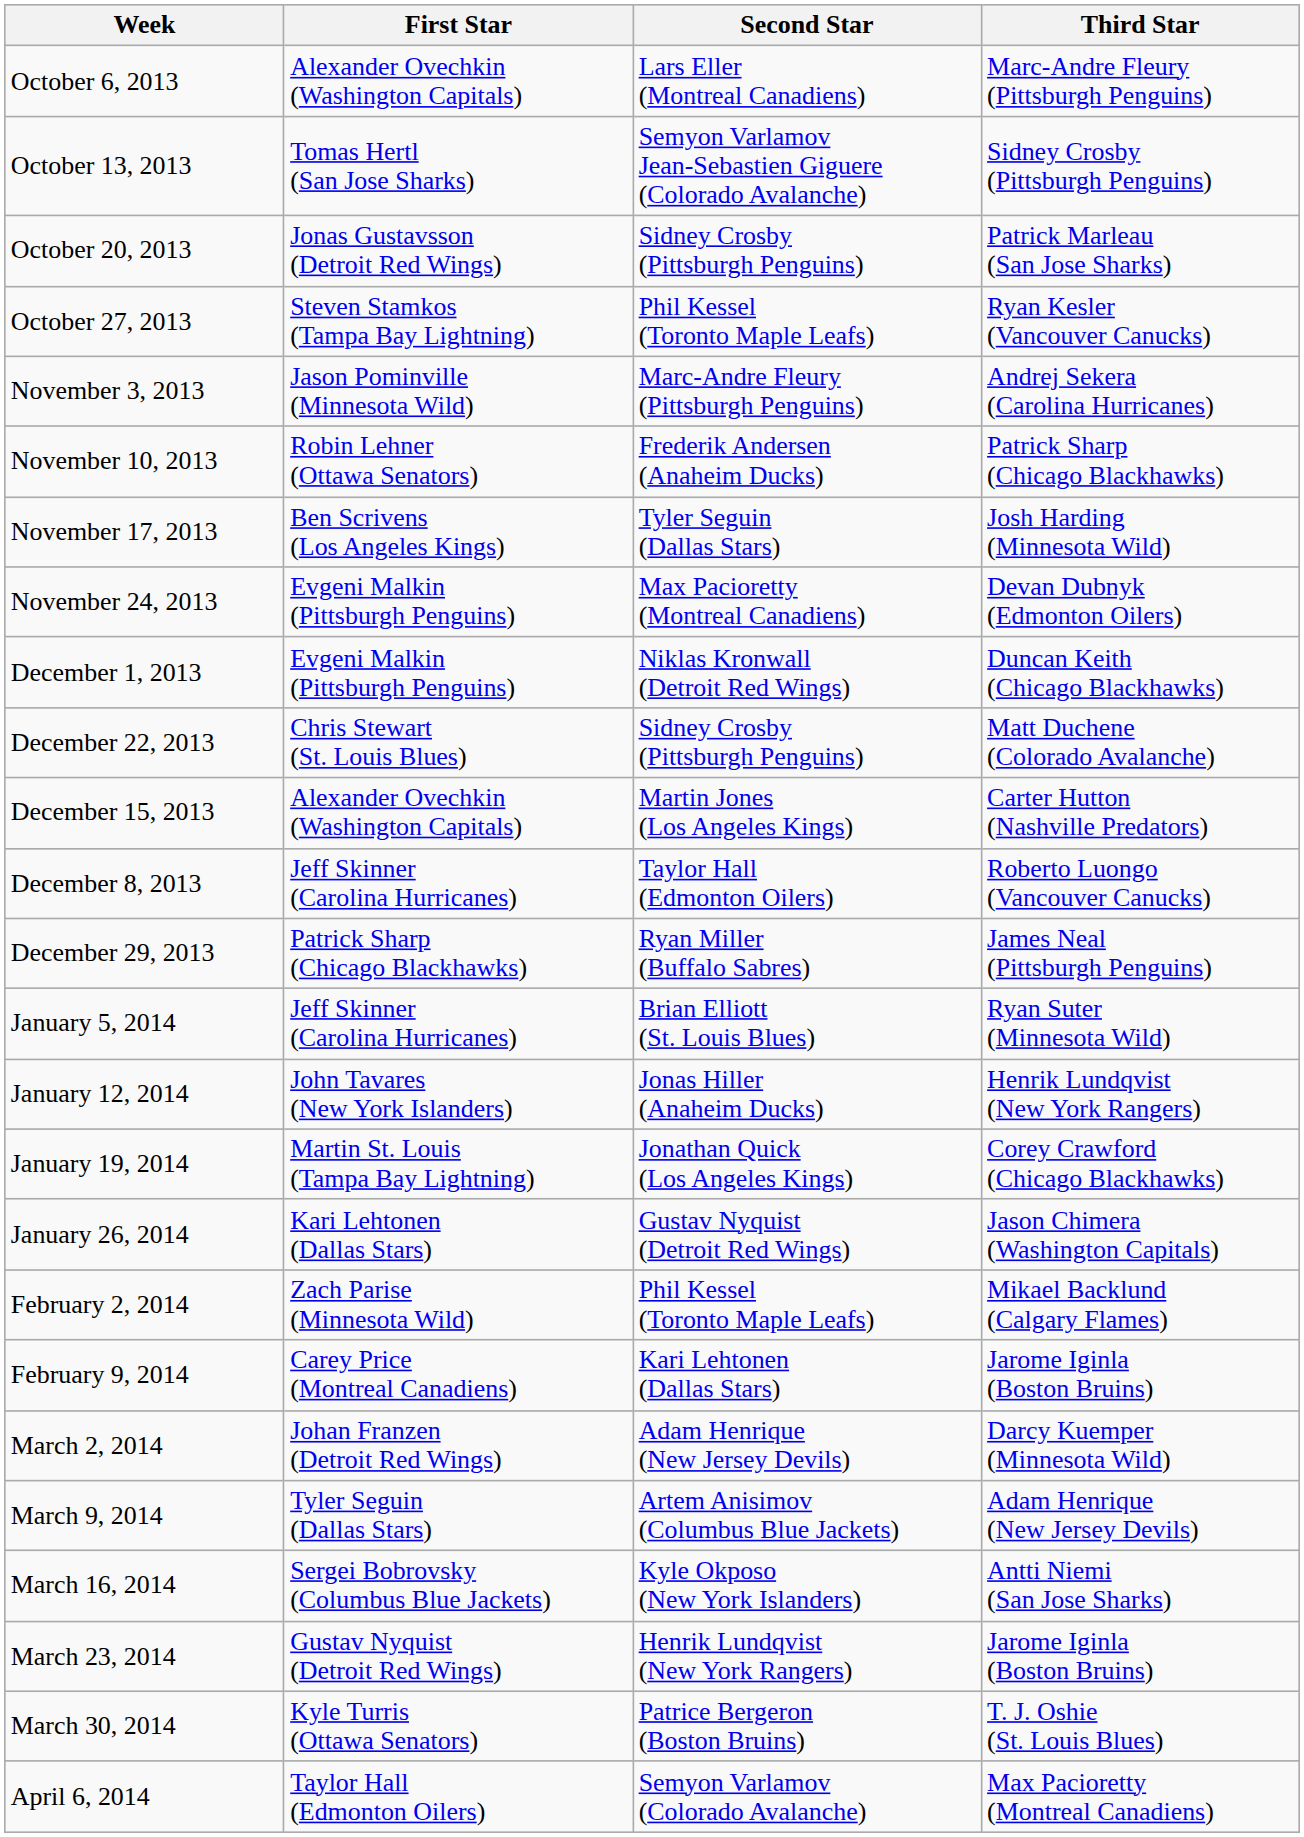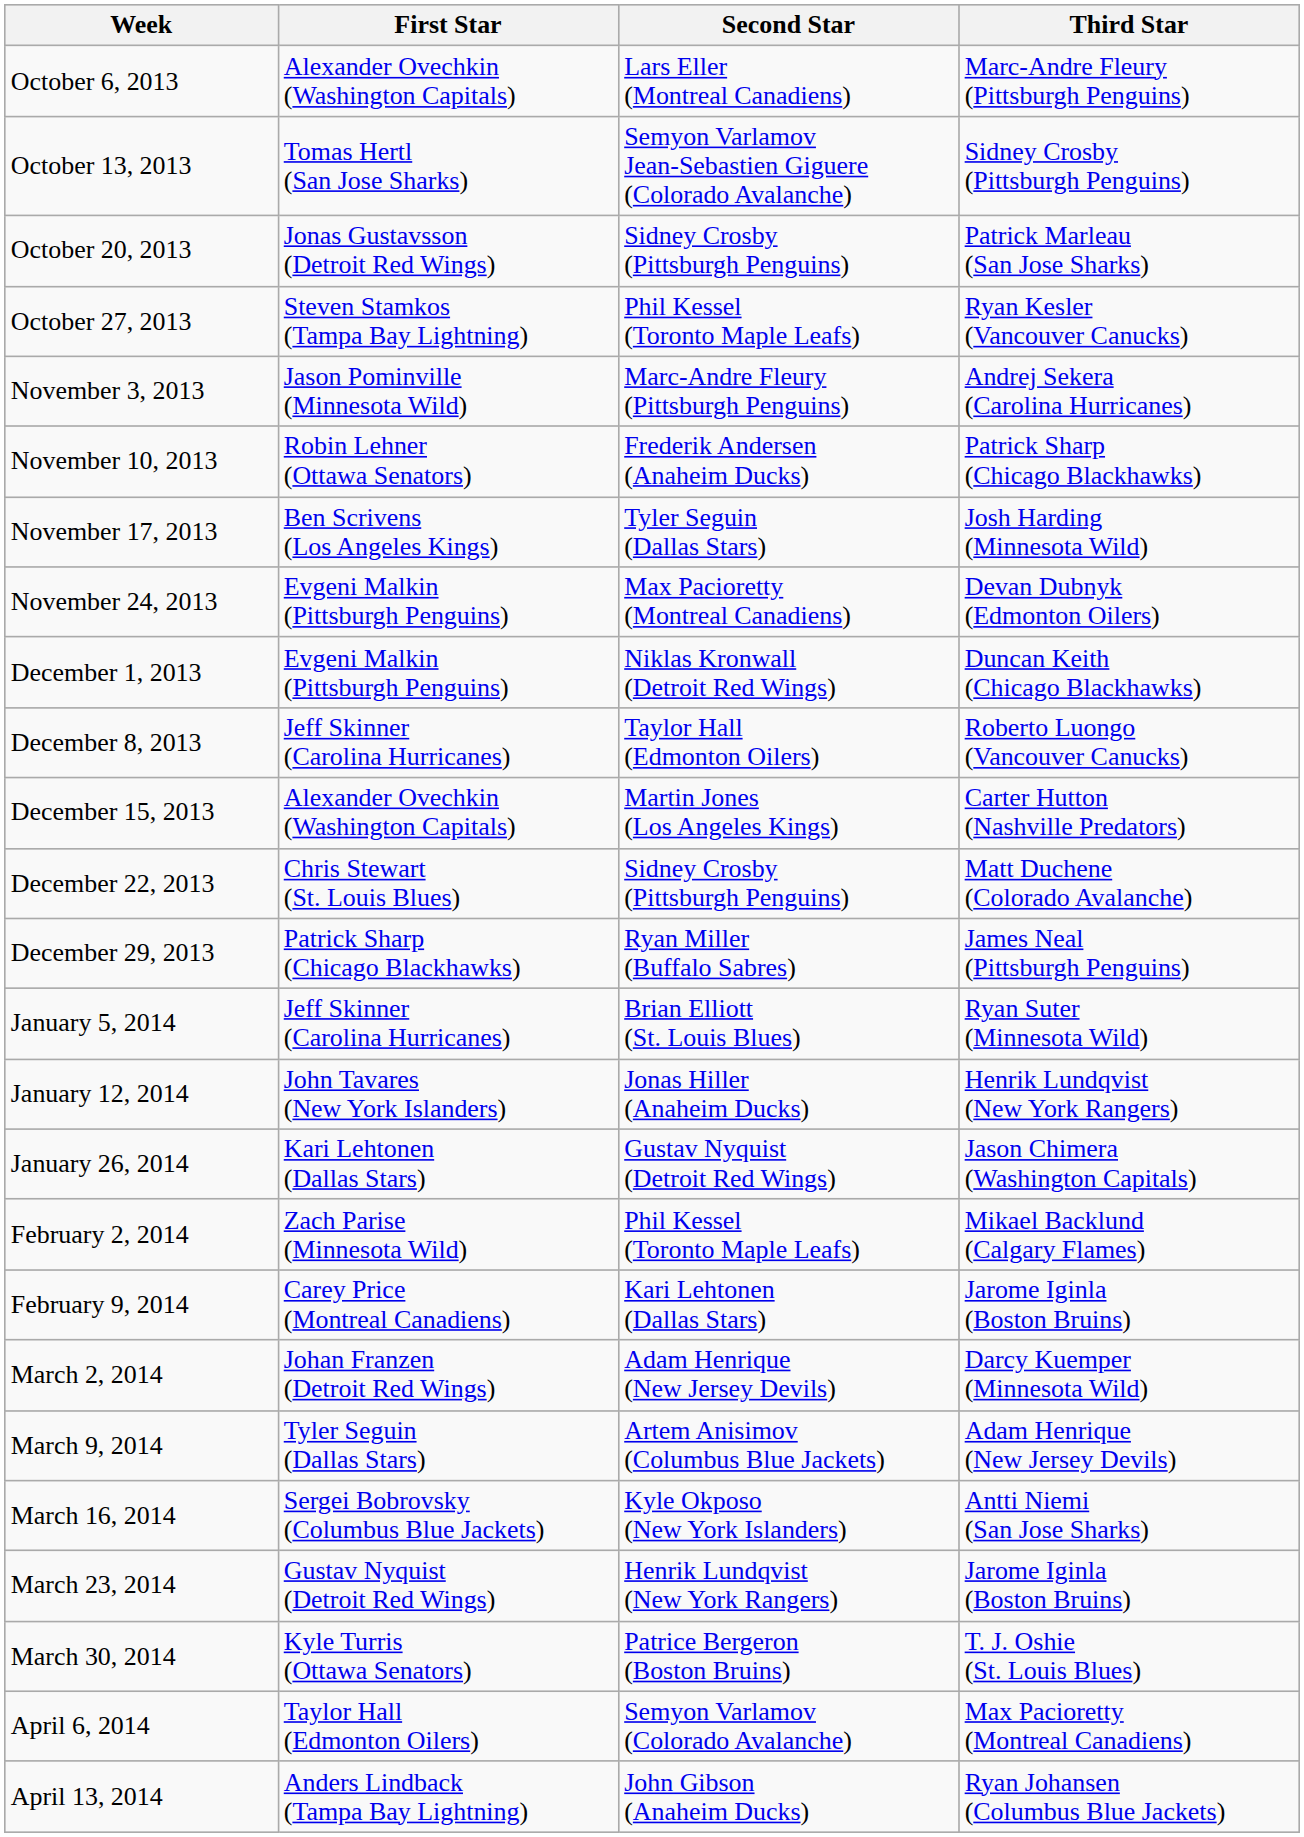rows swapped: (106, 882) <-> (113, 742)
- row: (100, 1163)
+ row: (87, 1796)
